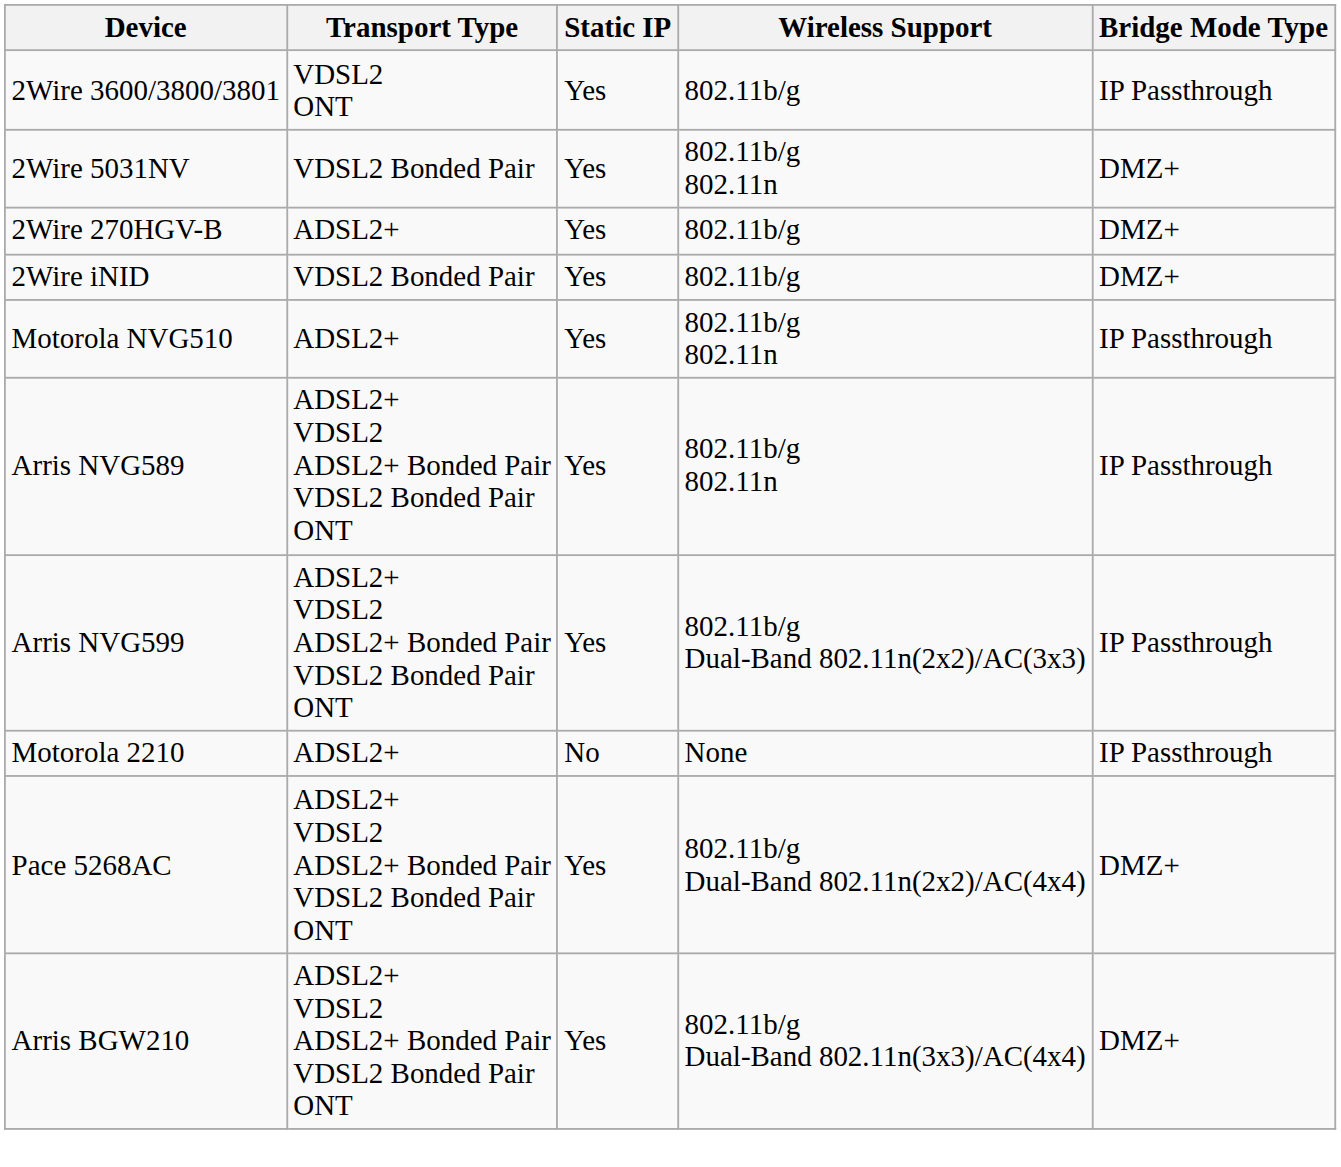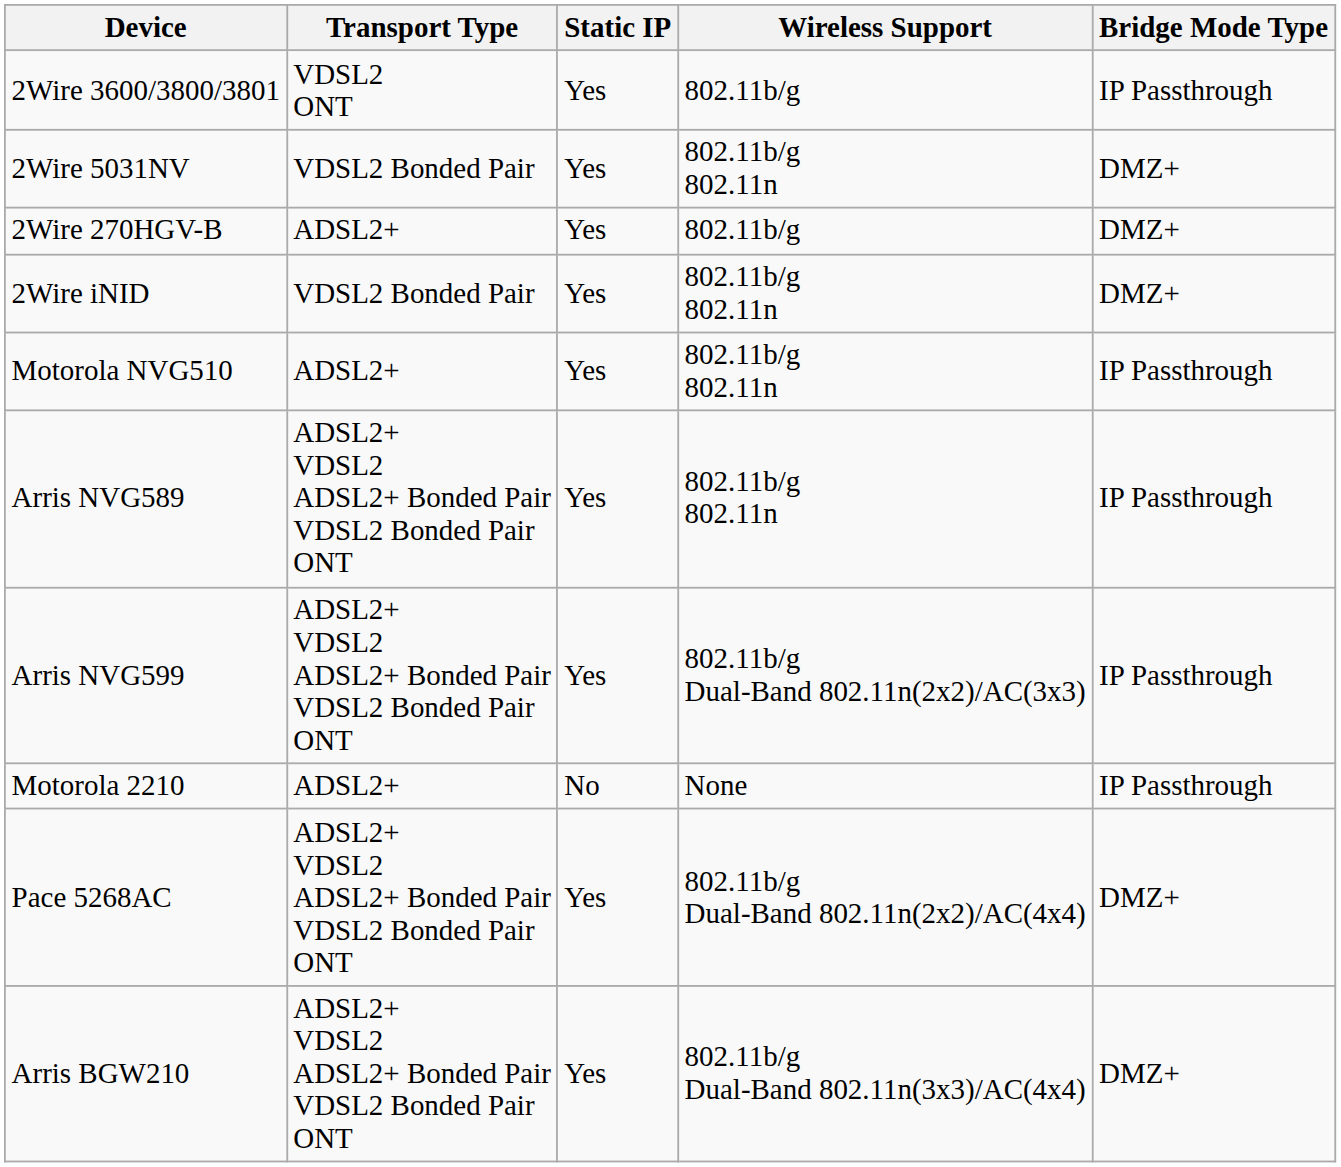(742, 276) 802.11b/g -> (742, 292) 802.11b/g 802.11n
